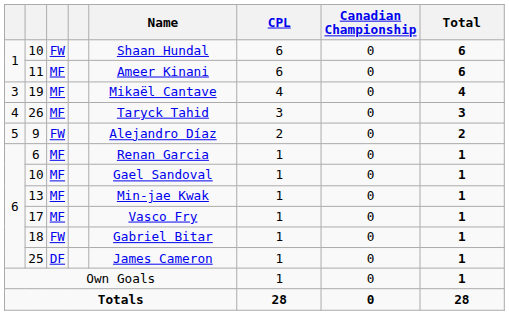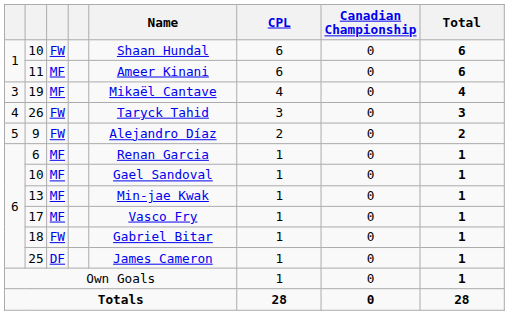(57, 113) MF -> (57, 113) FW
